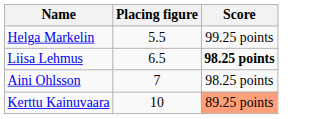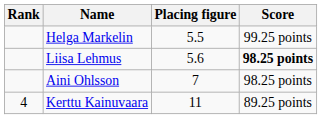+ column: (24, 15)
(157, 59) 6.5 -> (195, 59) 5.6
(157, 102) 10 -> (195, 102) 11
(239, 102) lightsalmon background -> (278, 102) no background
